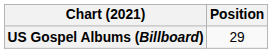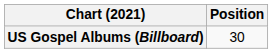(237, 37) 29 -> (237, 37) 30
